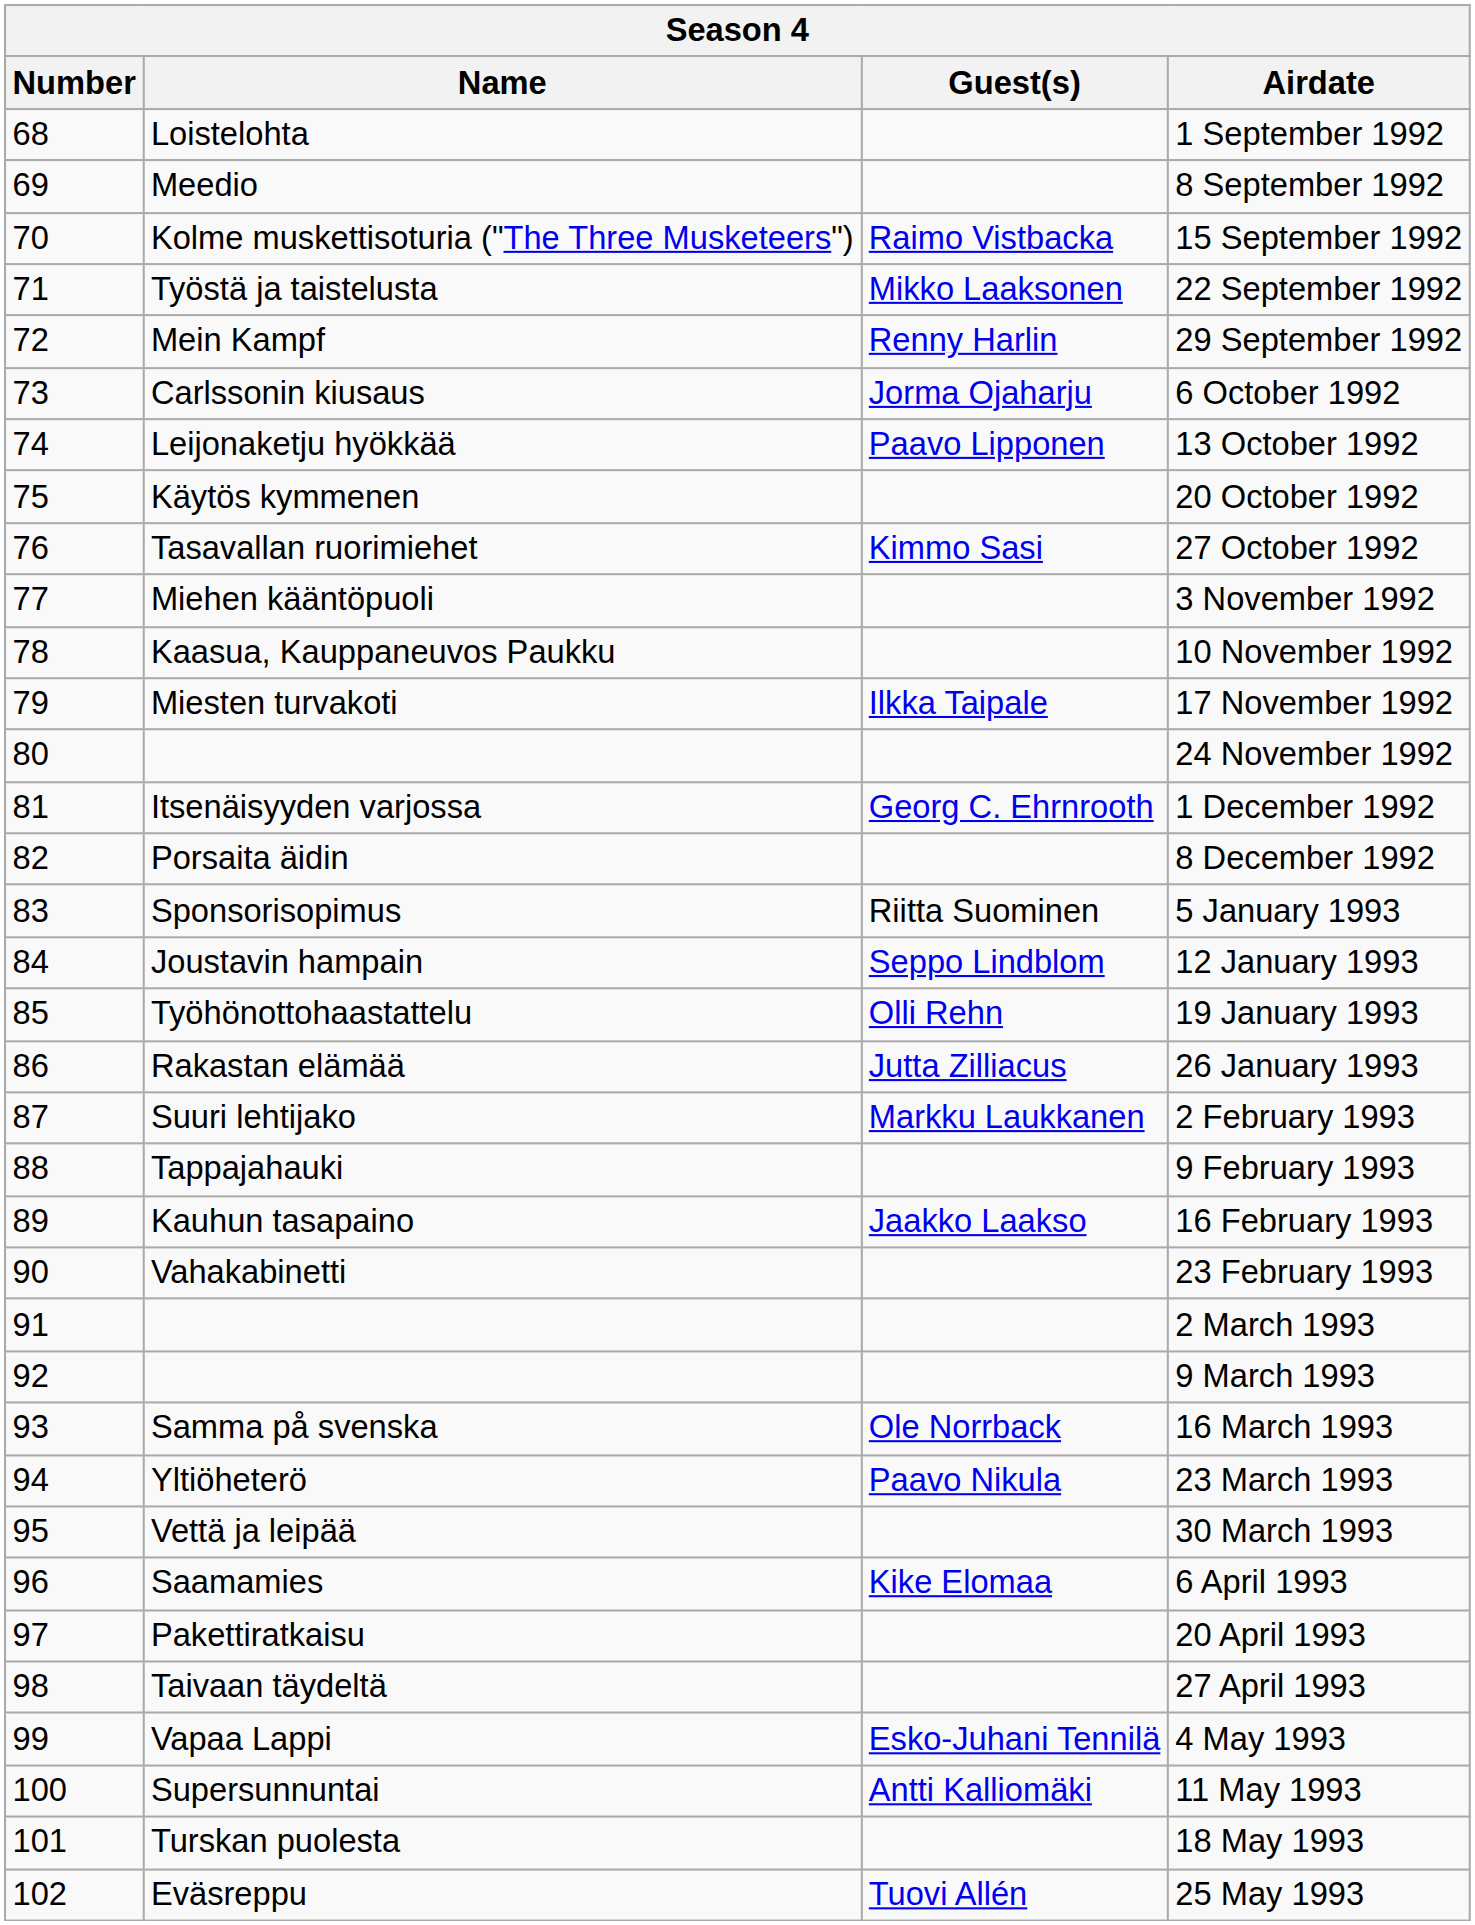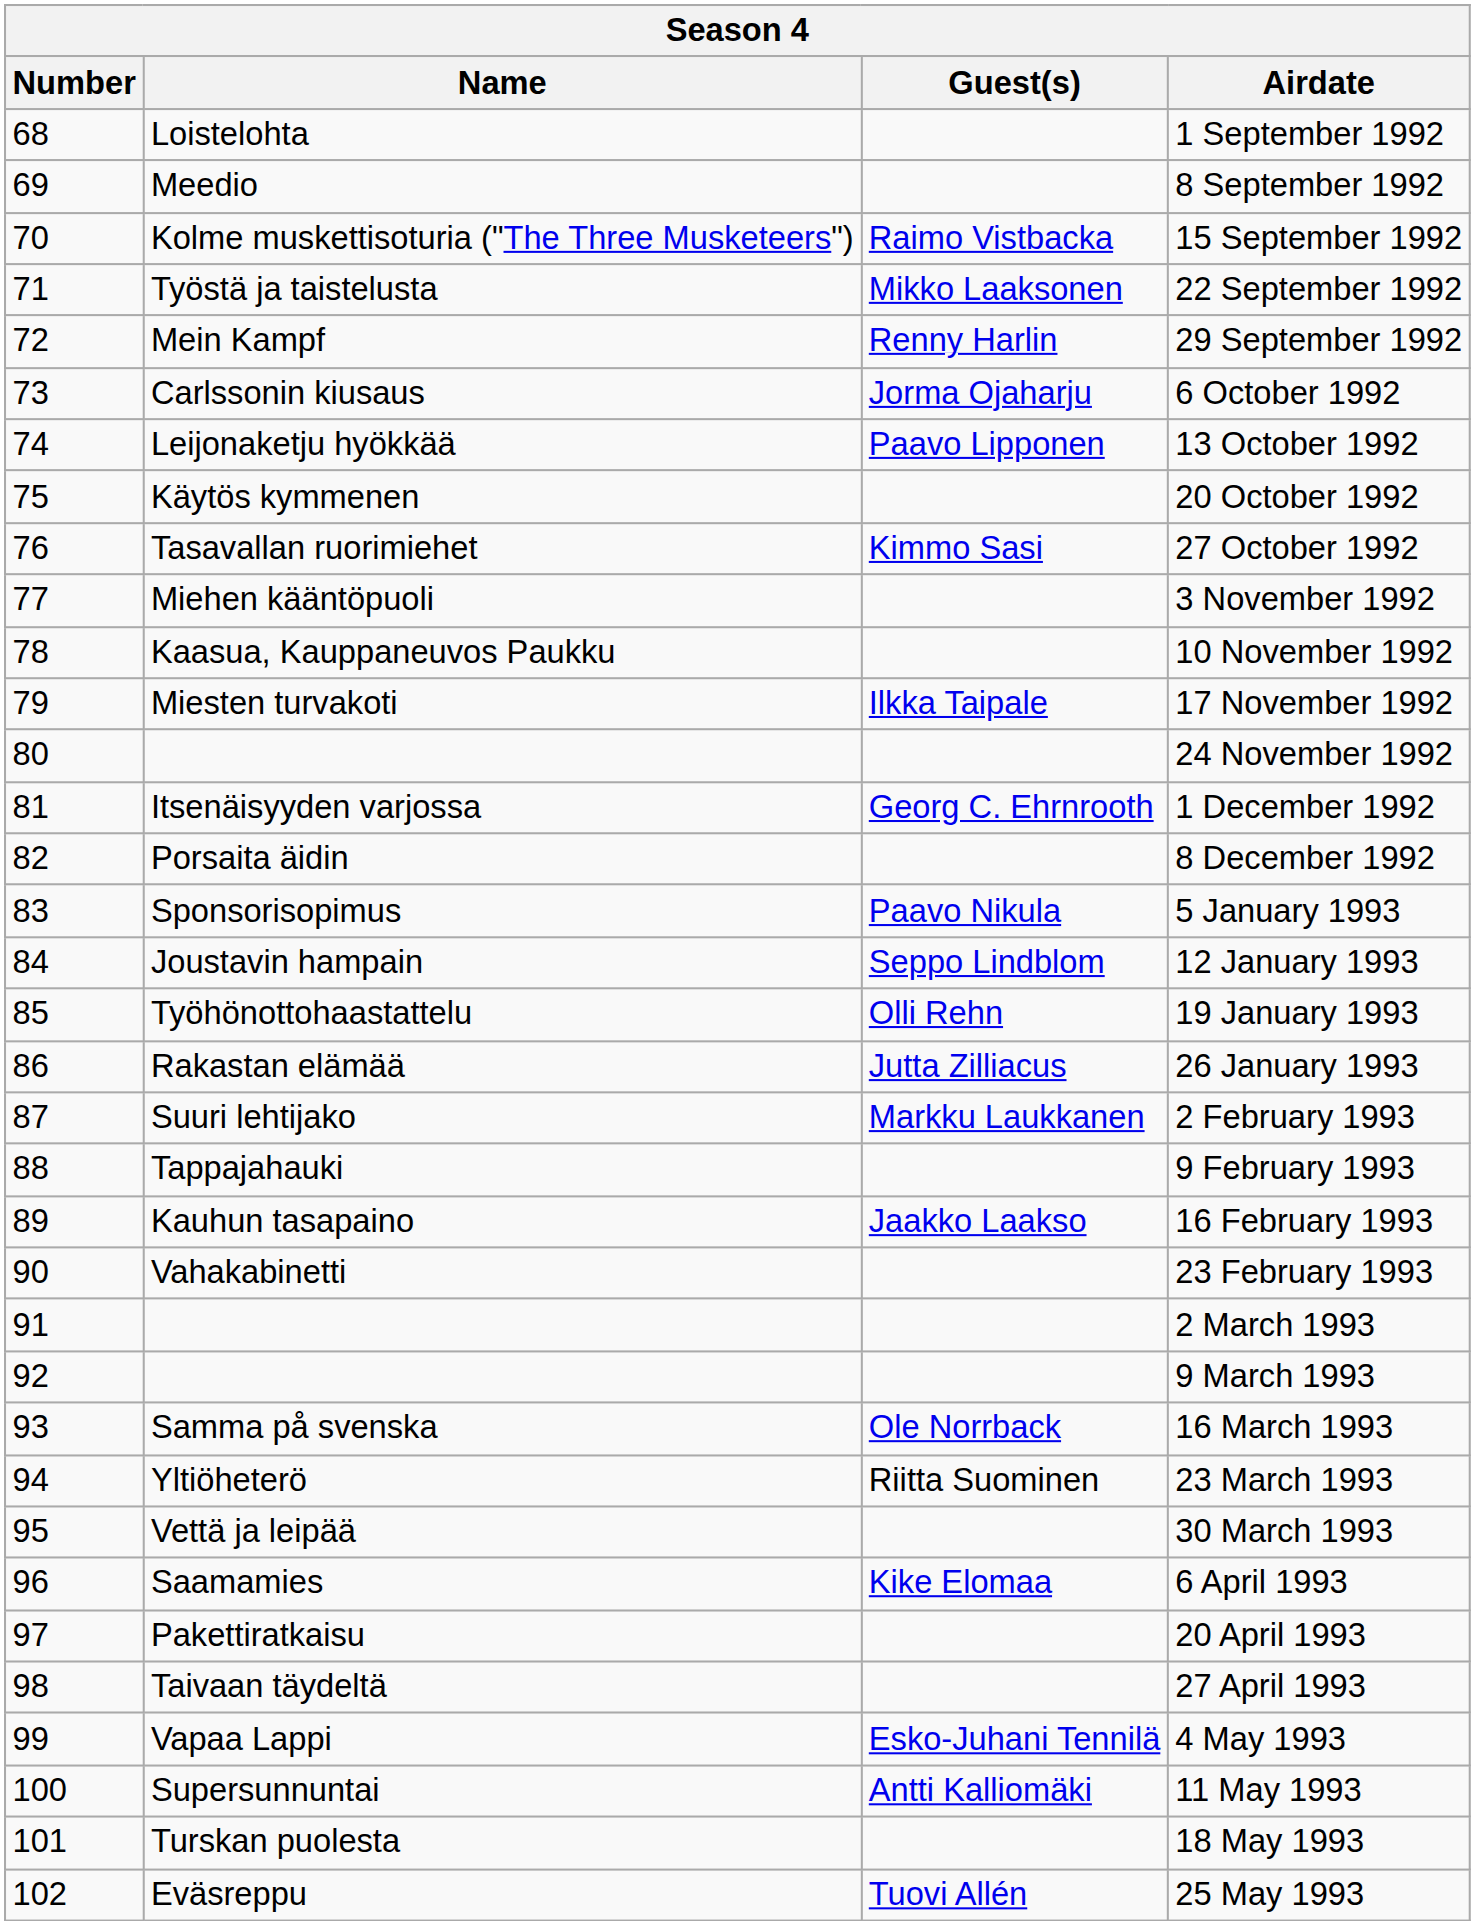(984, 910) Riitta Suominen -> (965, 910) Paavo Nikula
(965, 1479) Paavo Nikula -> (984, 1479) Riitta Suominen
